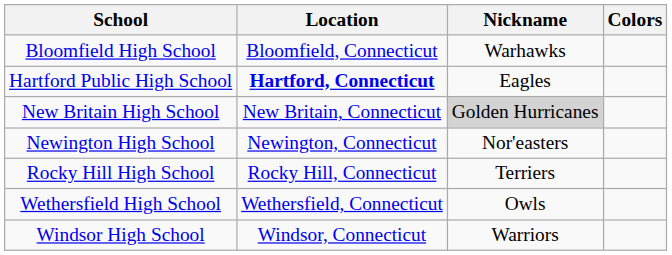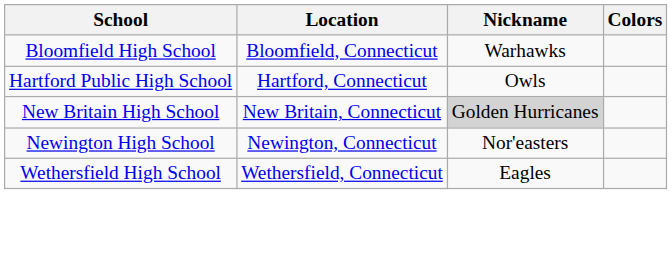(342, 81) bold -> (342, 81) normal
(525, 81) Eagles -> (525, 81) Owls
- row: (121, 173)
(525, 204) Owls -> (525, 173) Eagles
- row: (121, 234)
